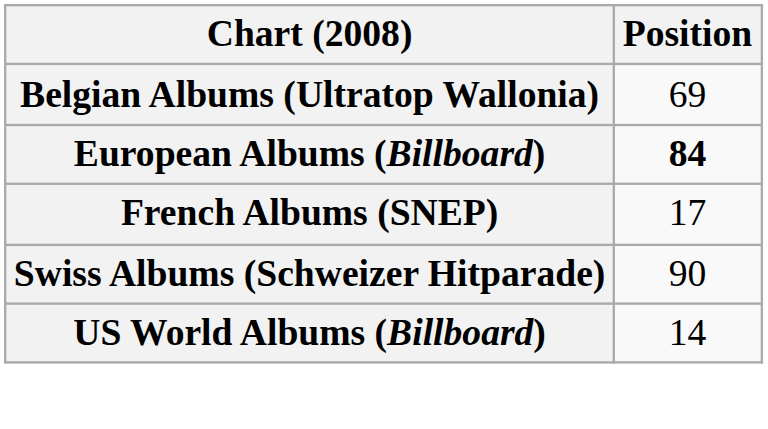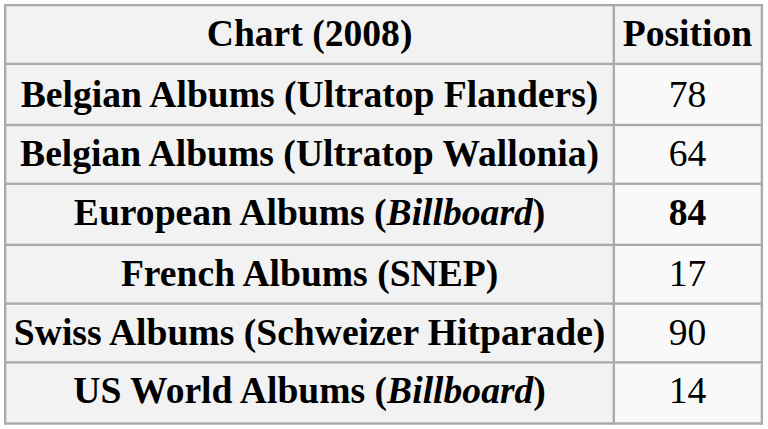+ row: (310, 93)
(687, 93) 69 -> (687, 153) 64
